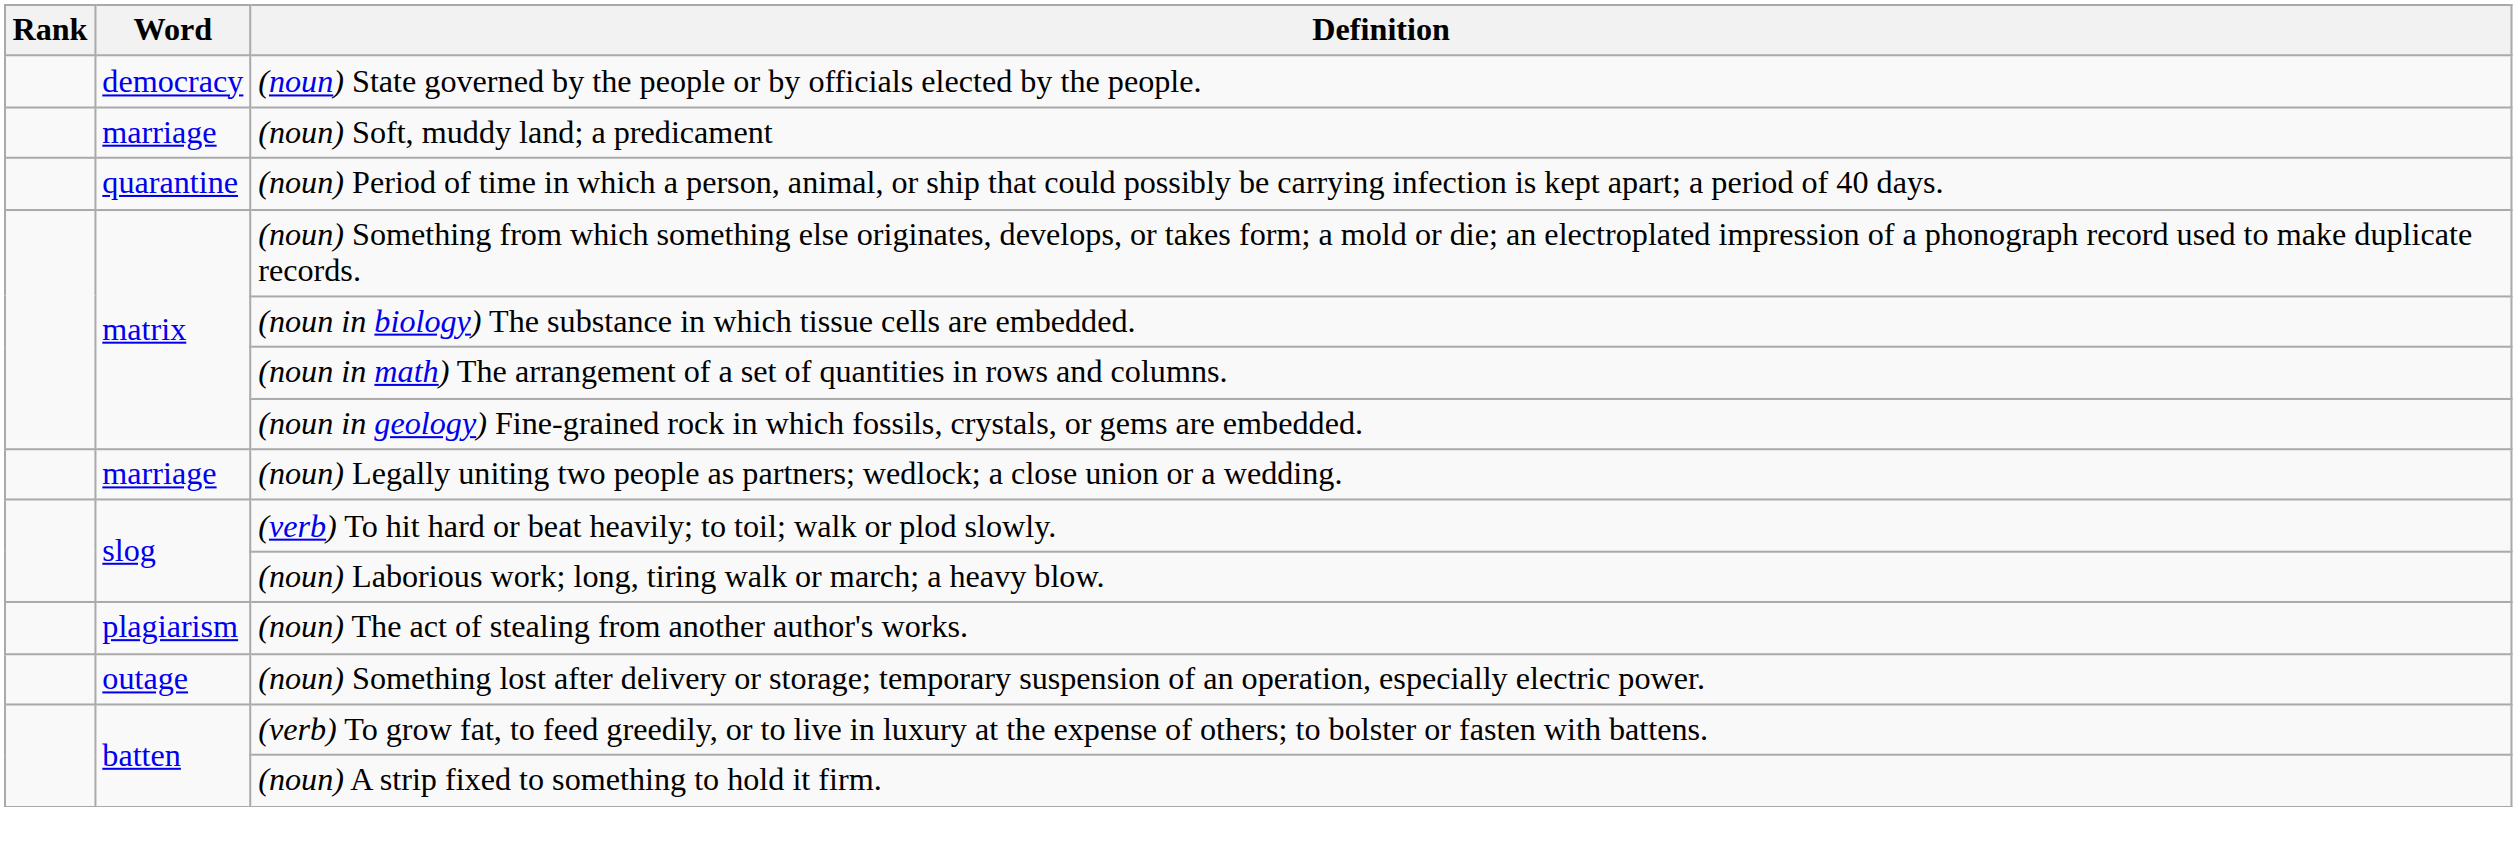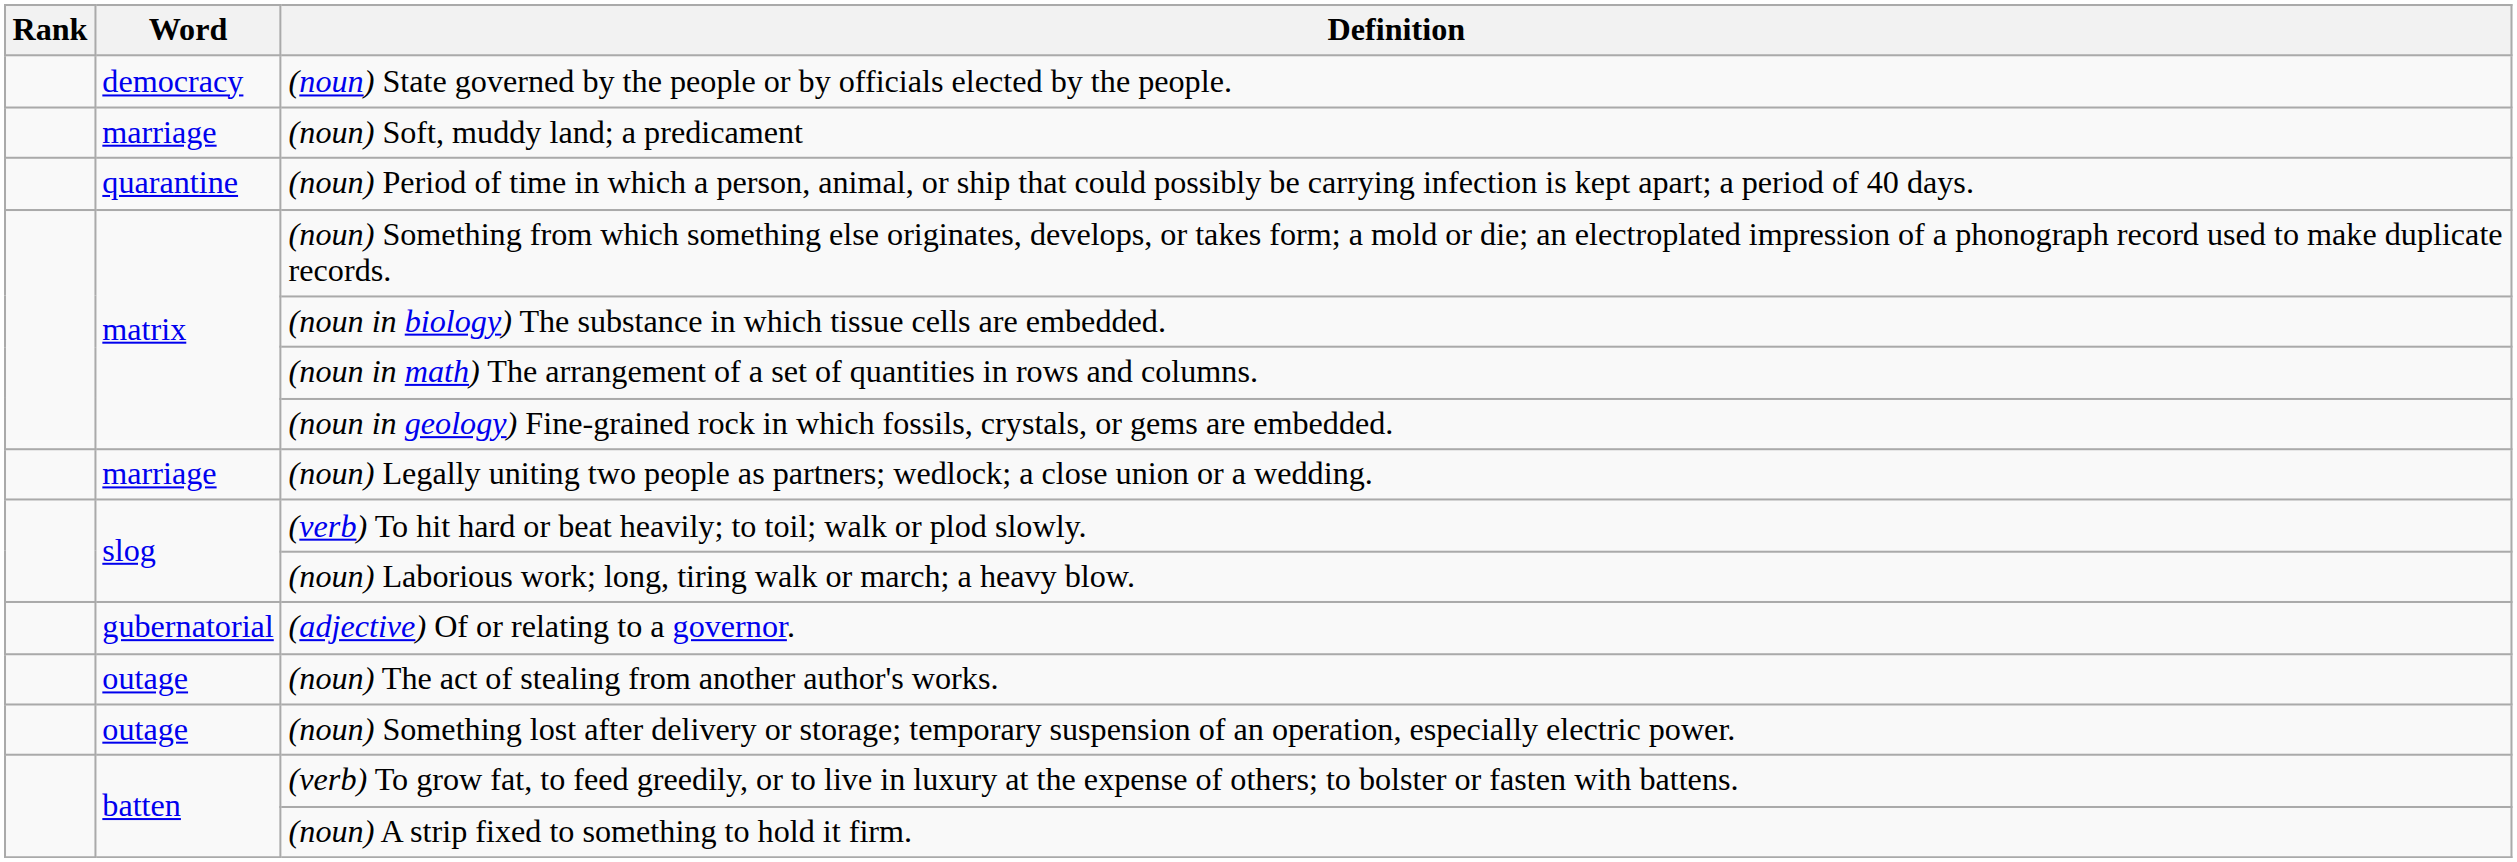+ row: (542, 627)
(170, 627) plagiarism -> (145, 678) outage
